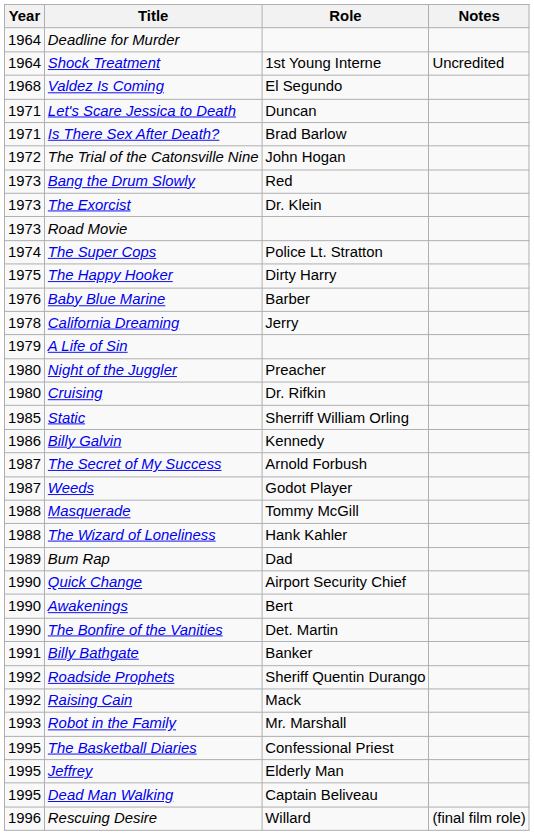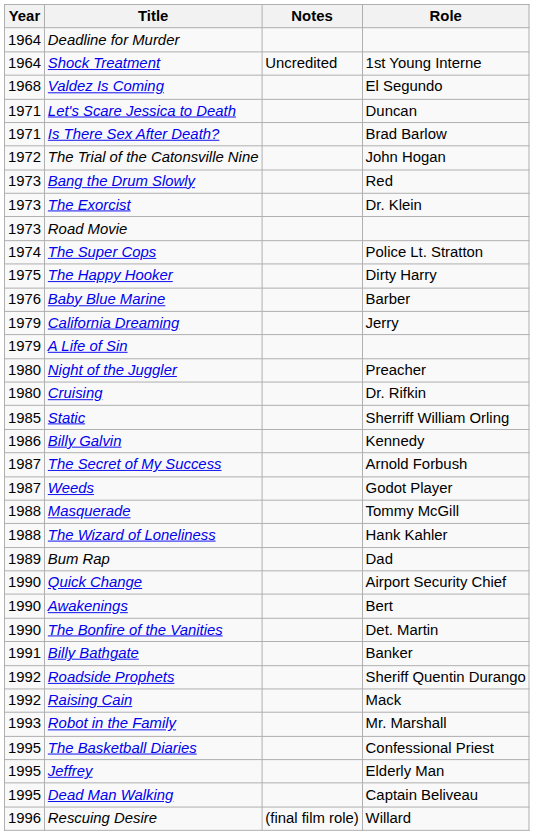columns swapped: (345, 16) <-> (479, 16)
(24, 323) 1978 -> (24, 323) 1979
